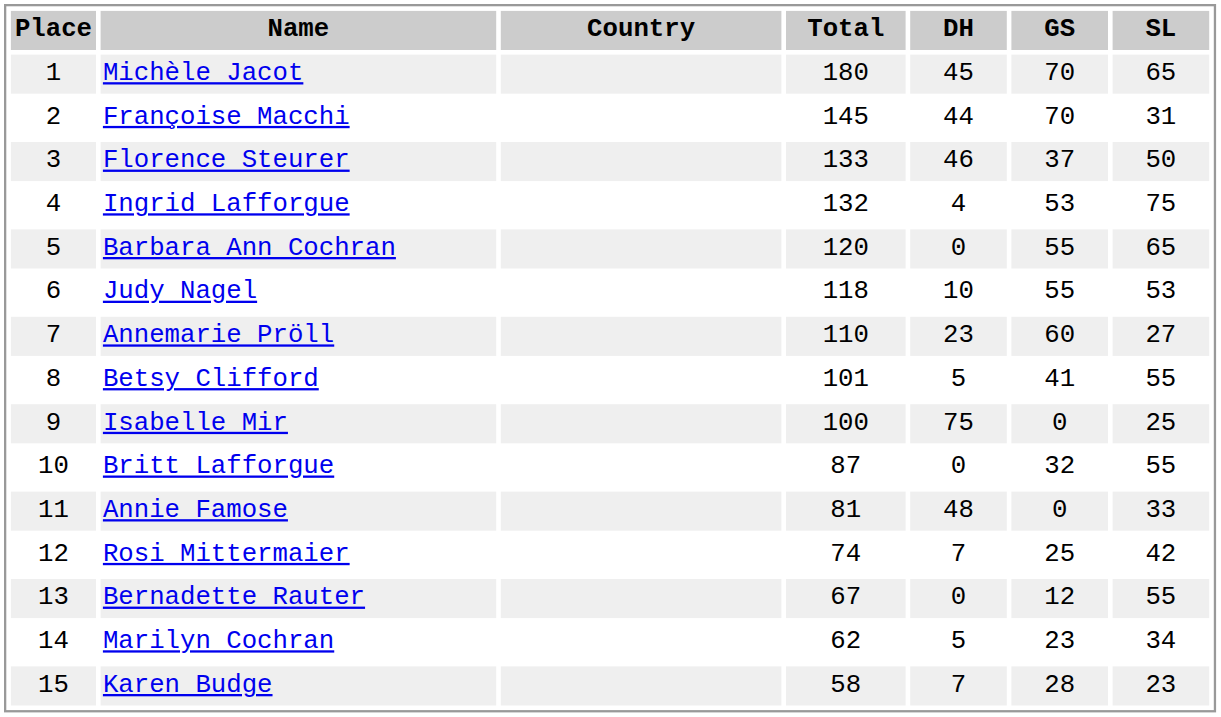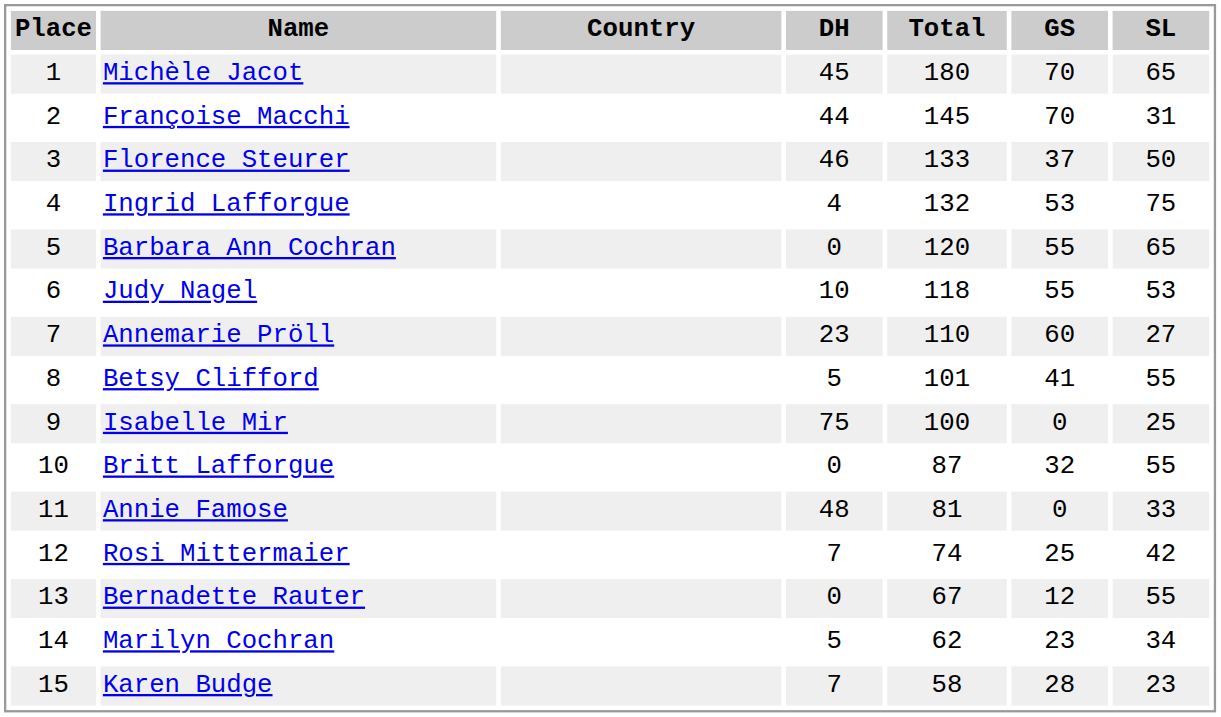columns swapped: (846, 29) <-> (958, 29)
